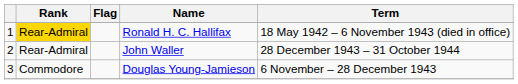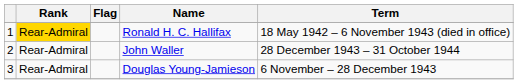(51, 69) Commodore -> (53, 69) Rear-Admiral
